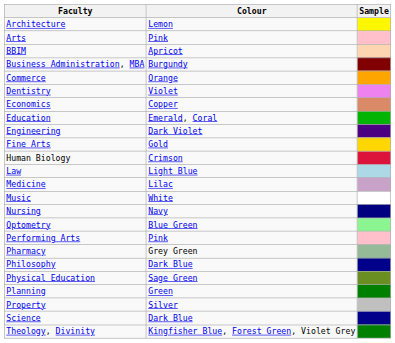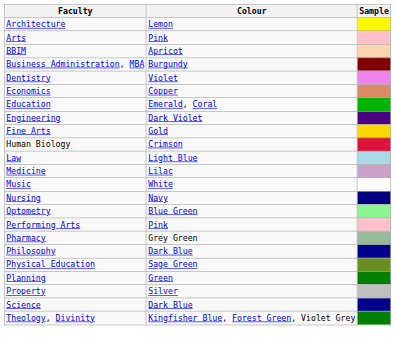- row: (26, 78)
